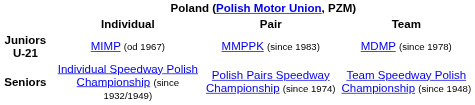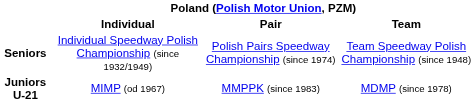rows swapped: (25, 82) <-> (25, 46)
